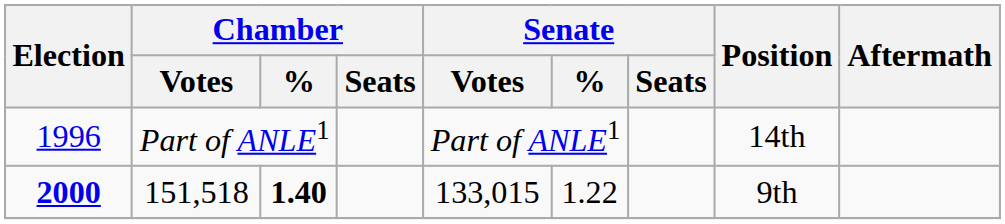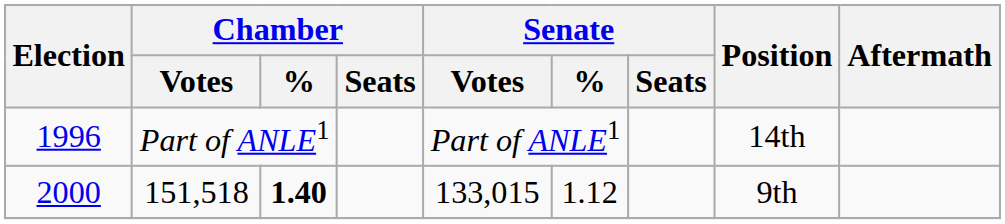(69, 191) bold -> (69, 191) normal
(590, 191) 1.22 -> (590, 191) 1.12
